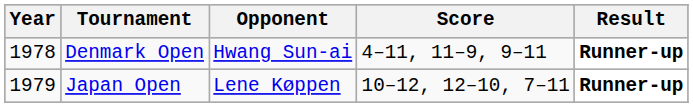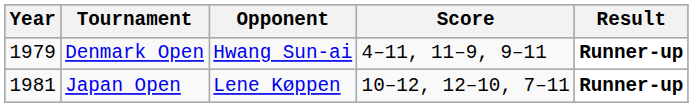(33, 53) 1978 -> (33, 53) 1979
(33, 86) 1979 -> (33, 86) 1981
